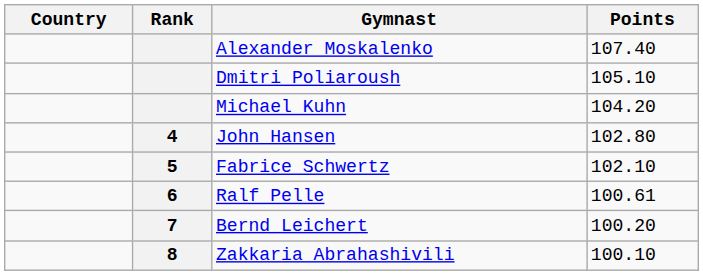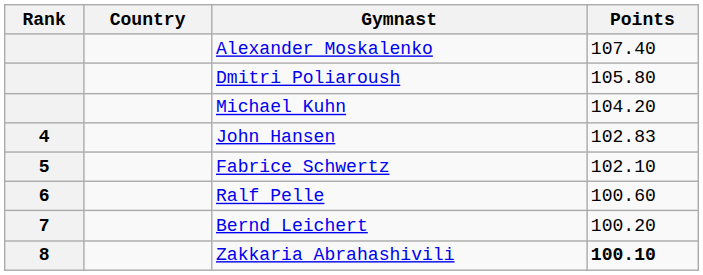columns swapped: (172, 19) <-> (69, 19)
(623, 78) 105.10 -> (623, 78) 105.80
(623, 137) 102.80 -> (623, 137) 102.83
(623, 196) 100.61 -> (623, 196) 100.60
(623, 255) normal -> (623, 255) bold
